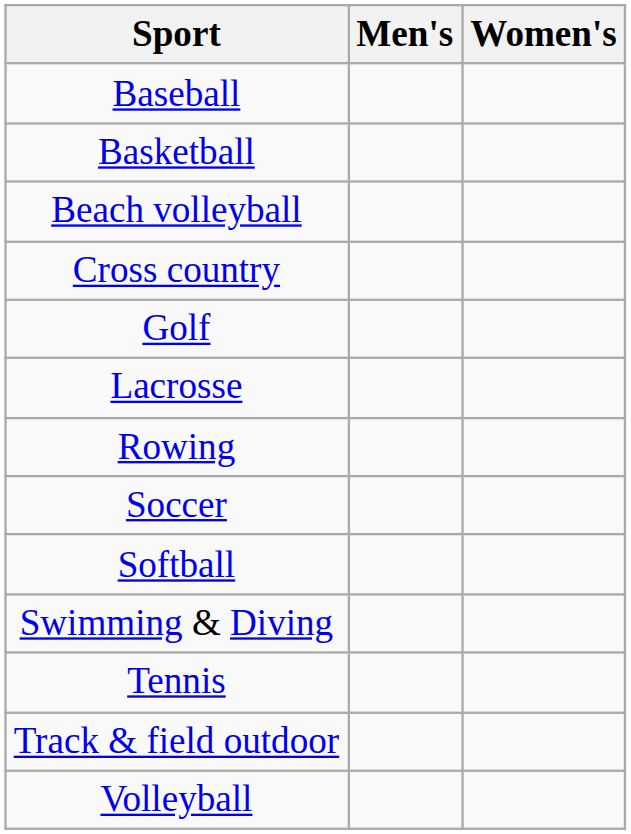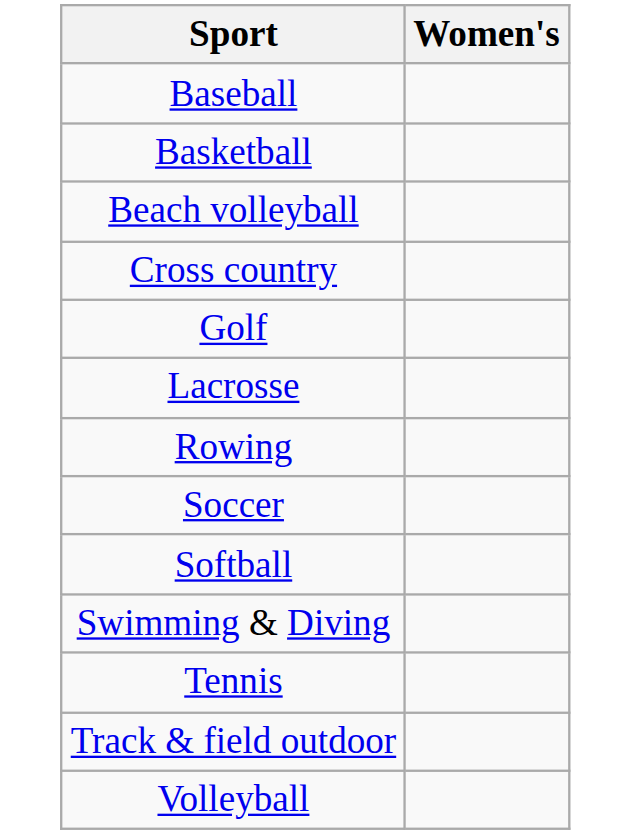- column: (405, 33)
